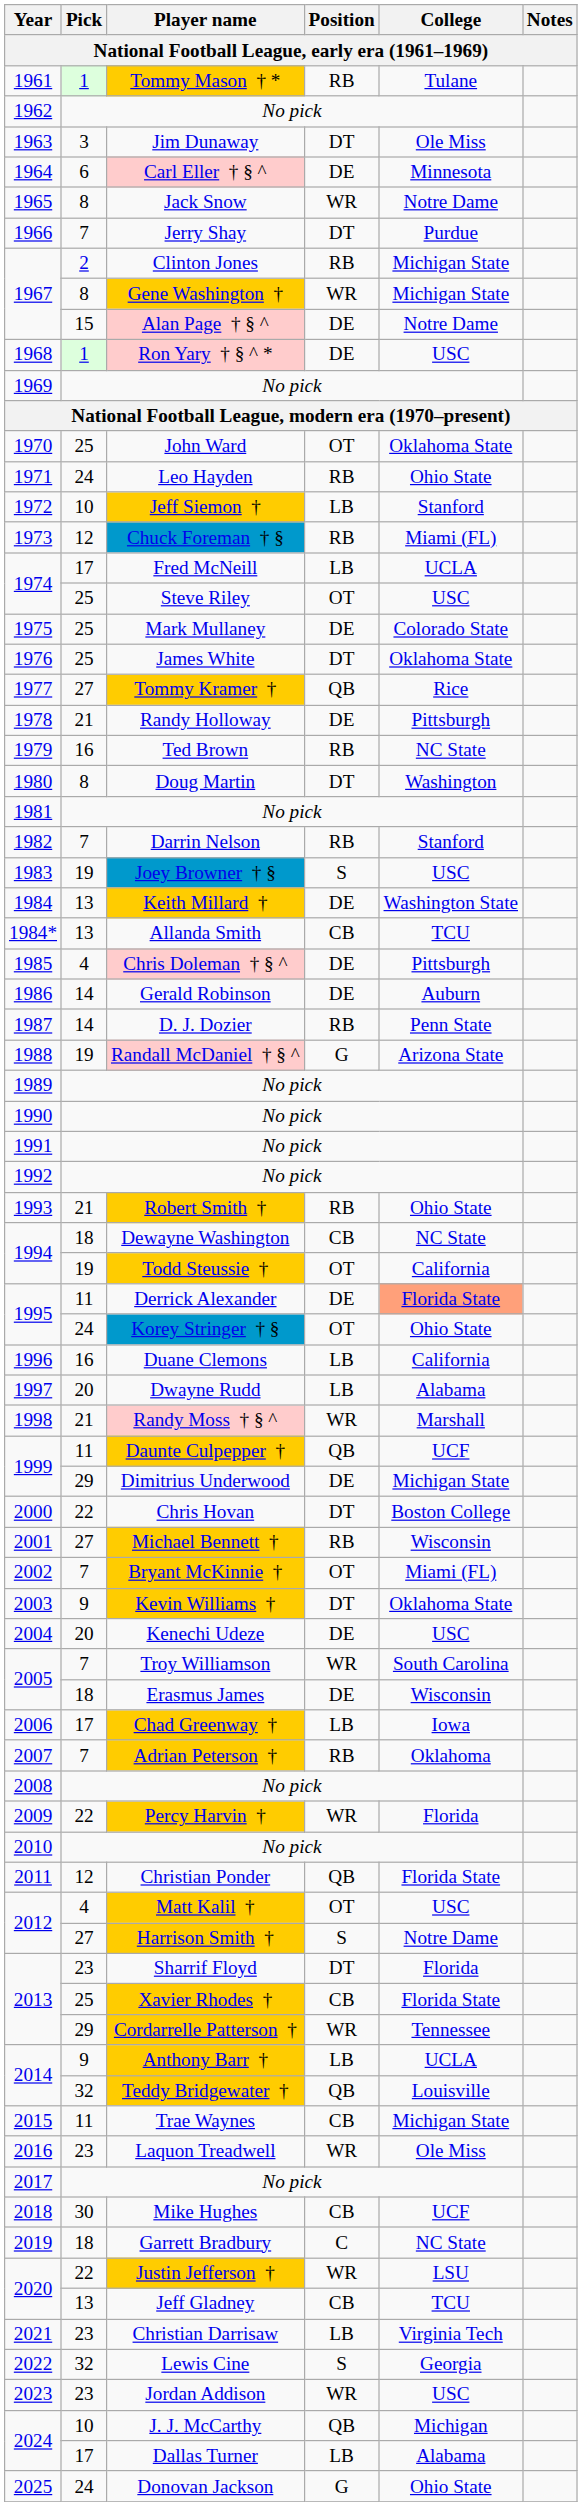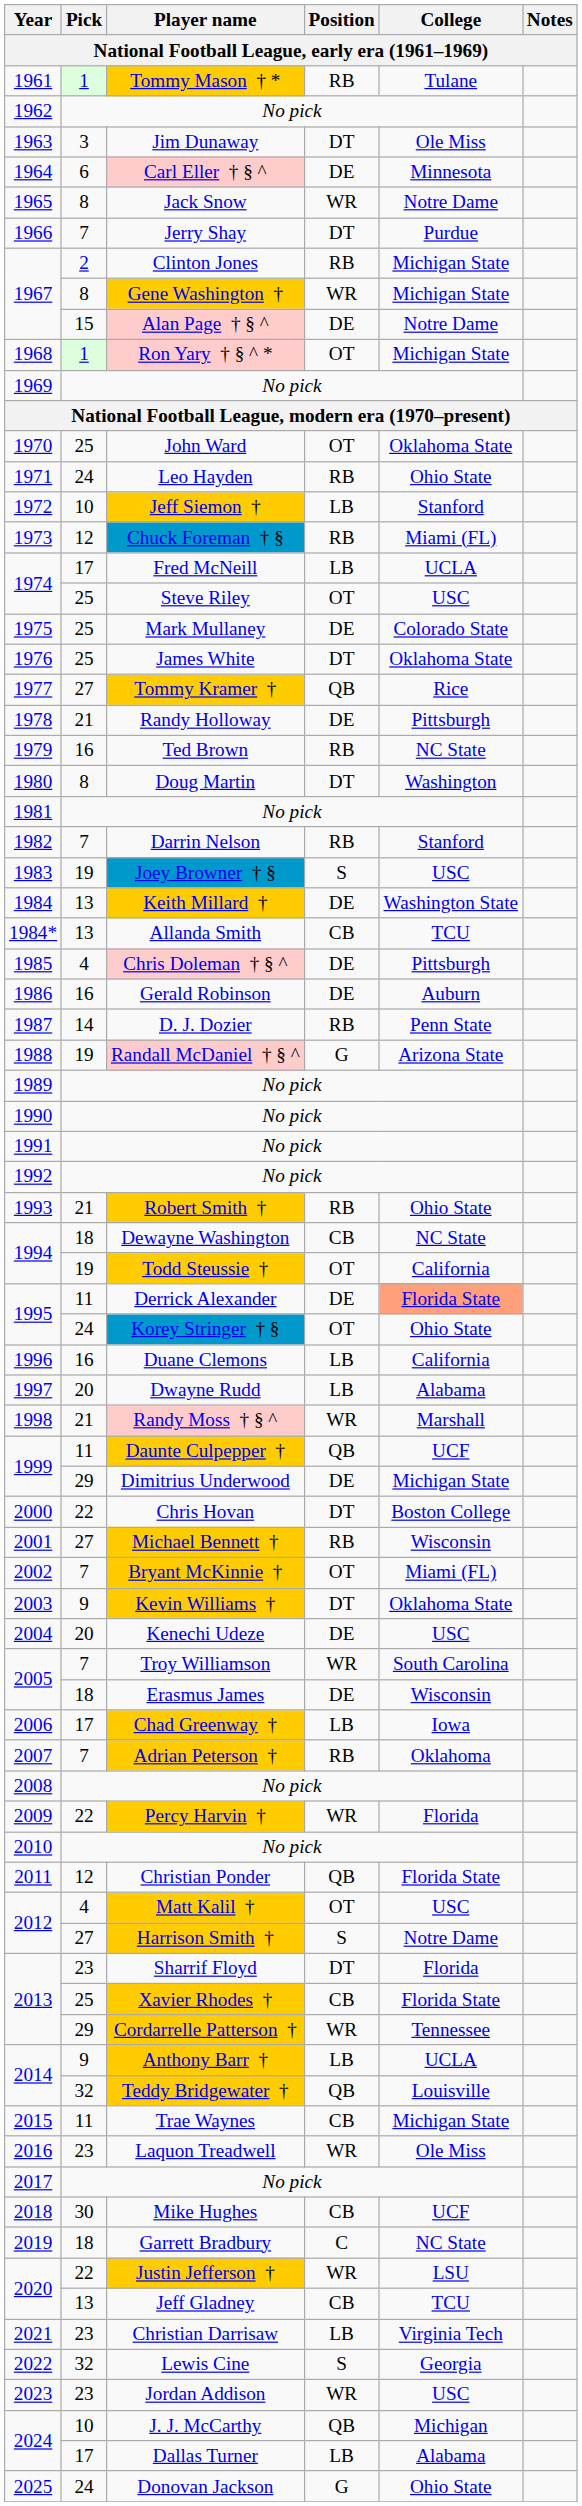(342, 354) DE -> (342, 354) OT
(451, 354) USC -> (451, 354) Michigan State
(84, 994) 14 -> (84, 994) 16
